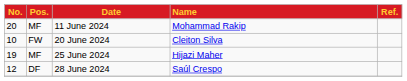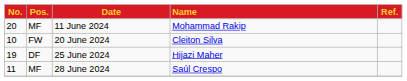(35, 55) MF -> (34, 55) DF
(11, 69) 12 -> (11, 69) 11
(34, 69) DF -> (35, 69) MF
